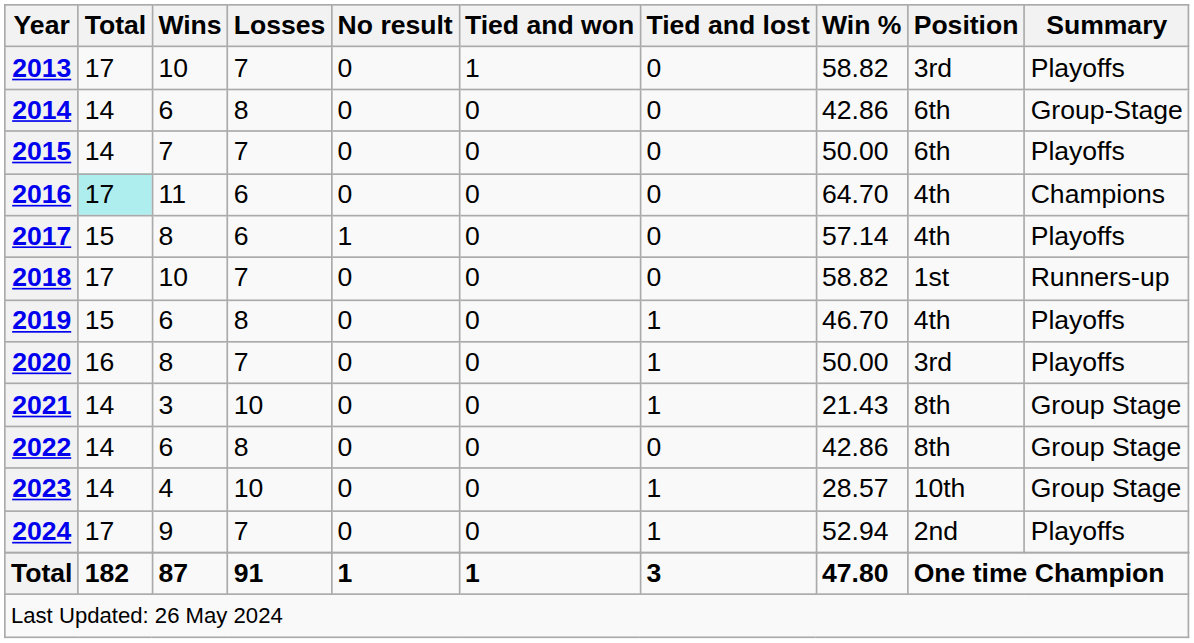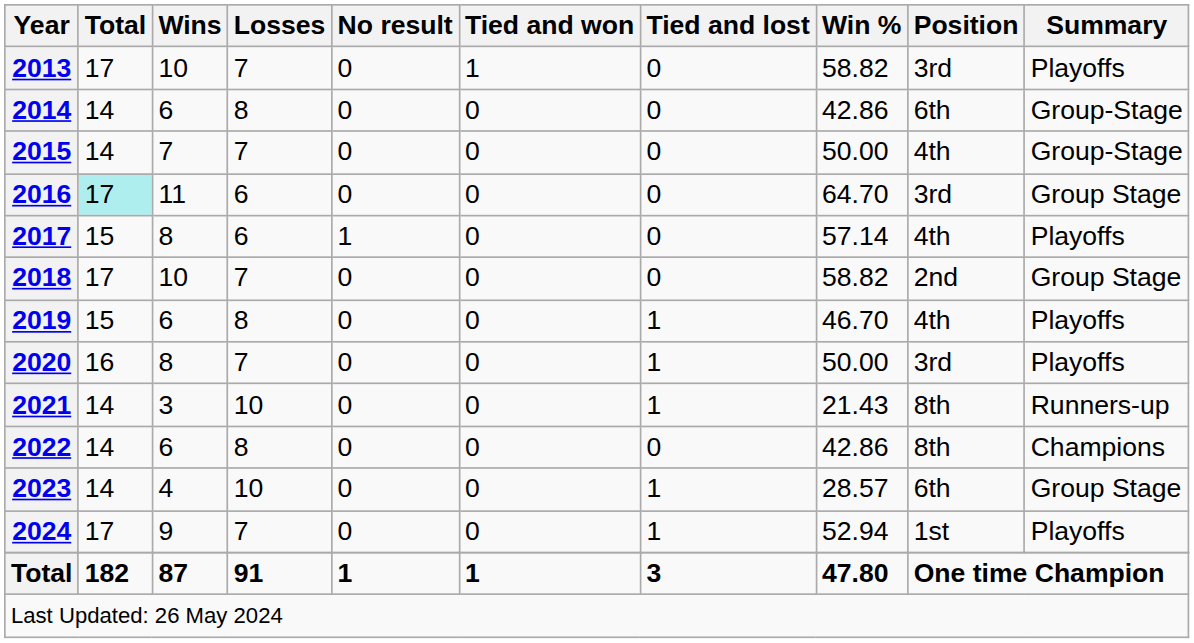(932, 151) 6th -> (932, 151) 4th
(1078, 151) Playoffs -> (1107, 151) Group-Stage
(932, 194) 4th -> (933, 194) 3rd
(1098, 194) Champions -> (1106, 194) Group Stage
(931, 278) 1st -> (936, 278) 2nd
(1100, 278) Runners-up -> (1106, 278) Group Stage
(1106, 404) Group Stage -> (1100, 404) Runners-up
(1106, 446) Group Stage -> (1098, 446) Champions
(940, 488) 10th -> (932, 488) 6th
(936, 531) 2nd -> (931, 531) 1st
